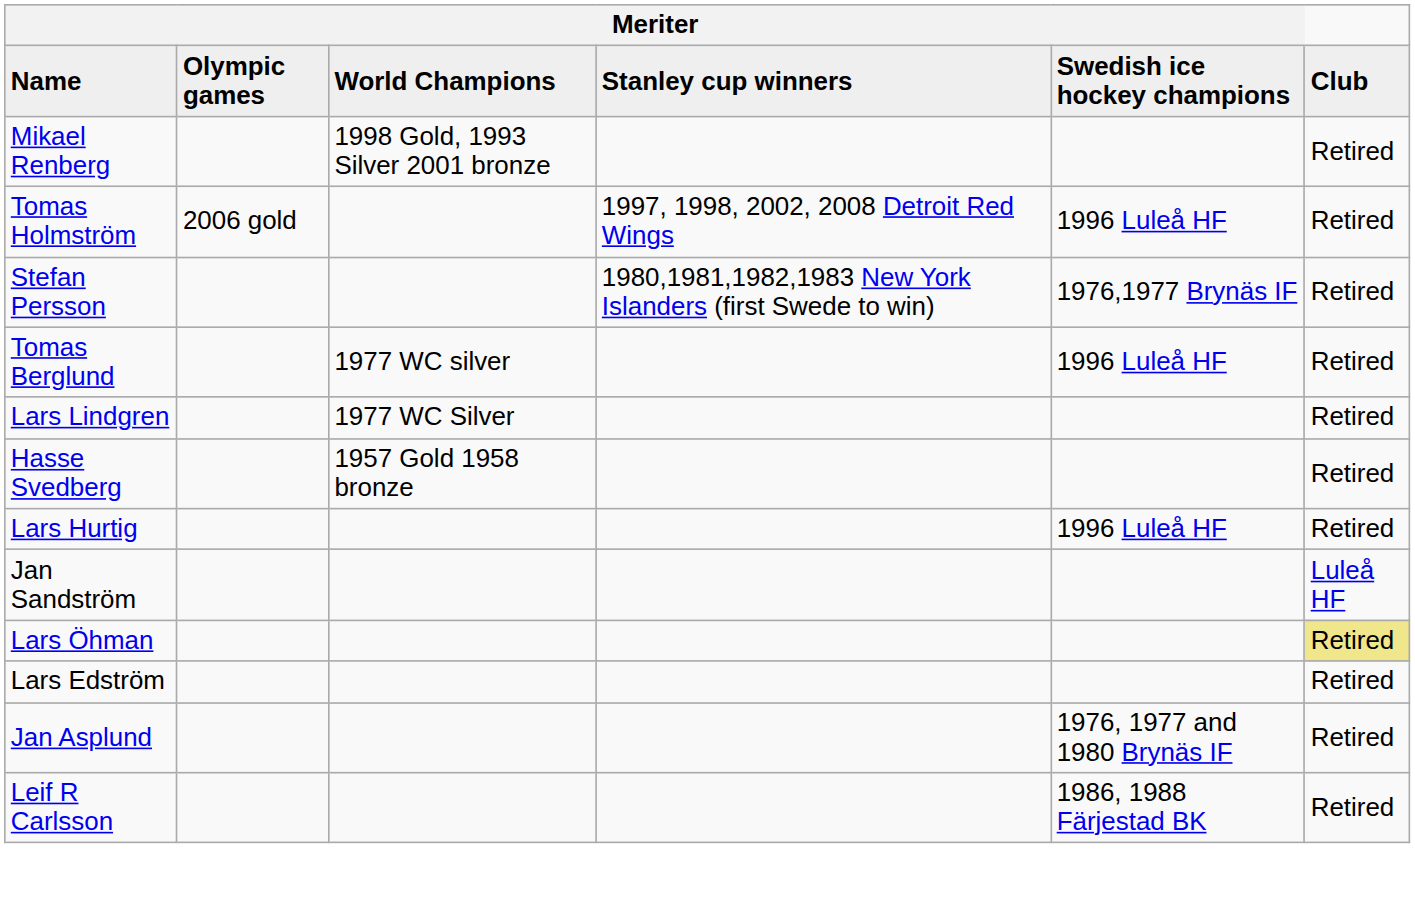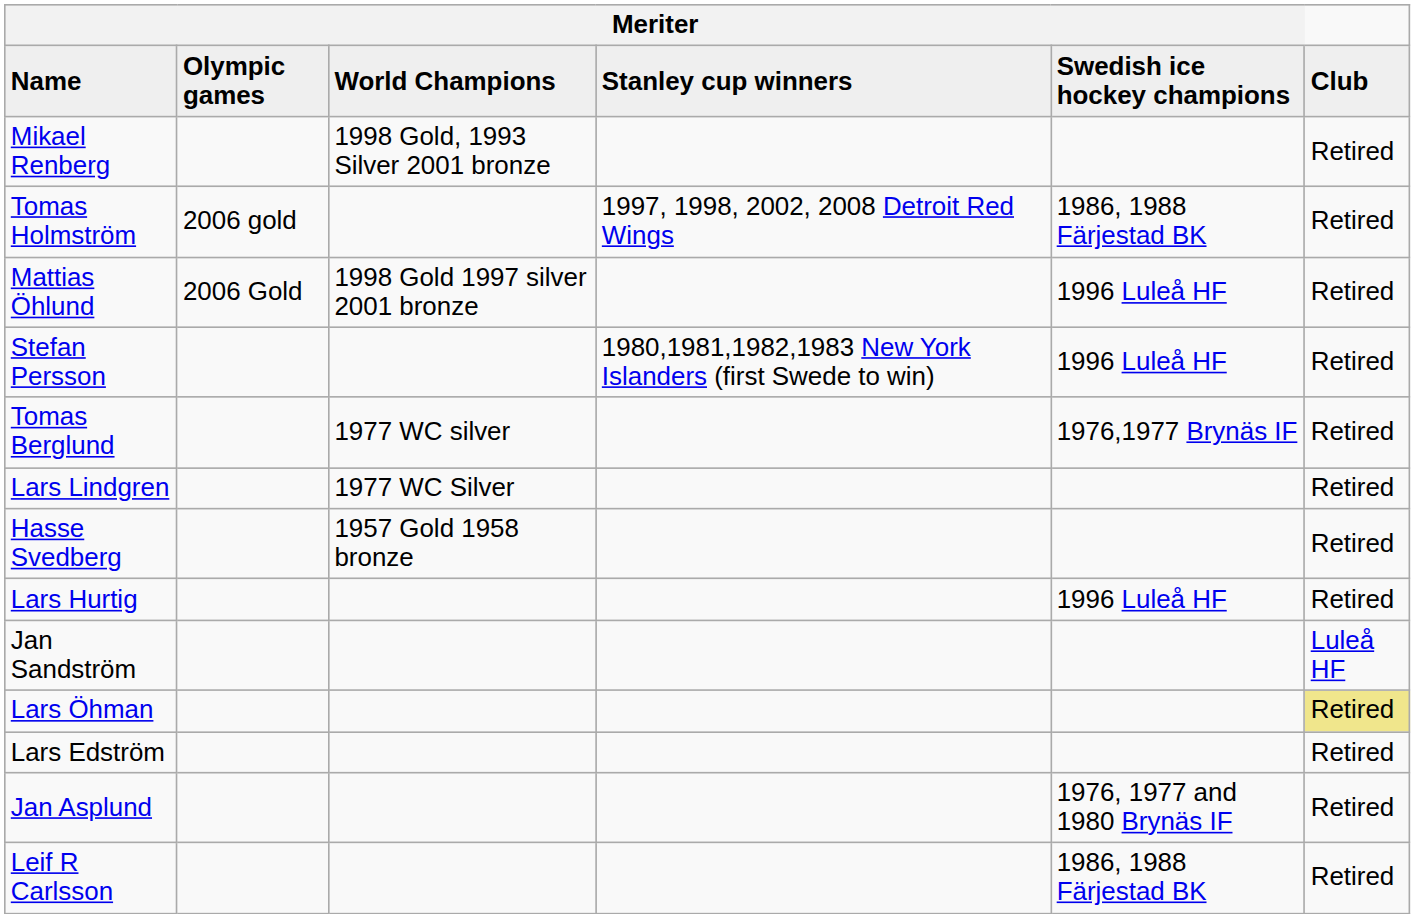(1142, 221) 1996 Luleå HF -> (1132, 221) 1986, 1988 Färjestad BK
+ row: (53, 291)
(1177, 291) 1976,1977 Brynäs IF -> (1142, 361) 1996 Luleå HF
(1142, 361) 1996 Luleå HF -> (1177, 432) 1976,1977 Brynäs IF
